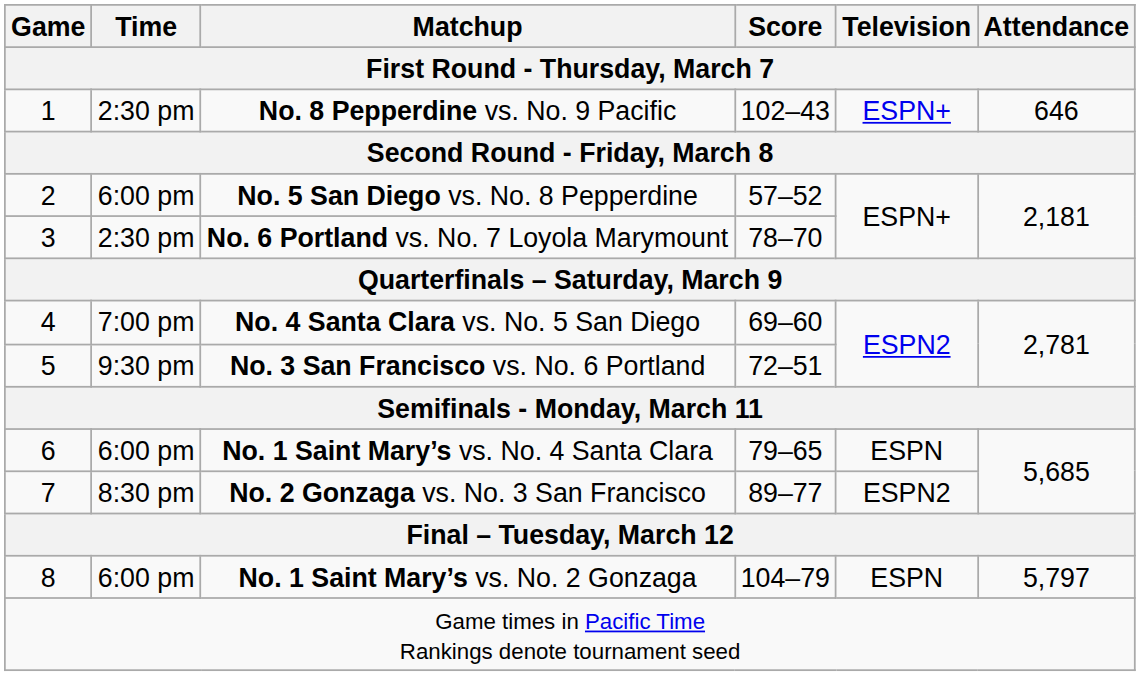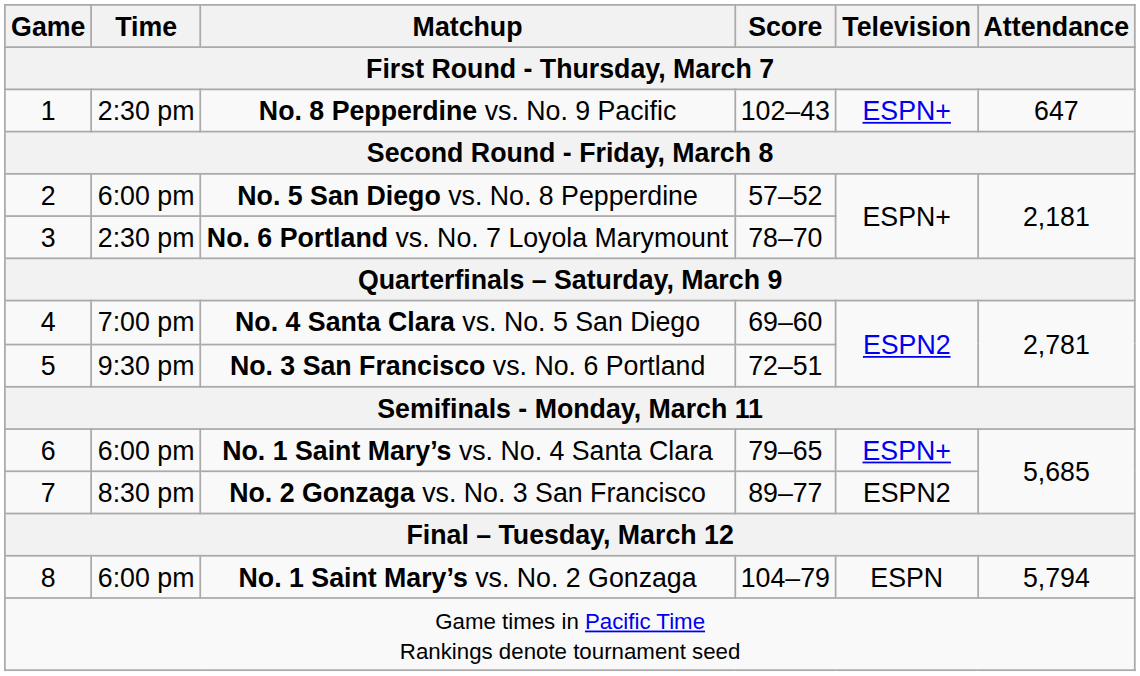(1056, 111) 646 -> (1056, 111) 647
(907, 450) ESPN -> (907, 450) ESPN+
(1056, 577) 5,797 -> (1056, 577) 5,794
